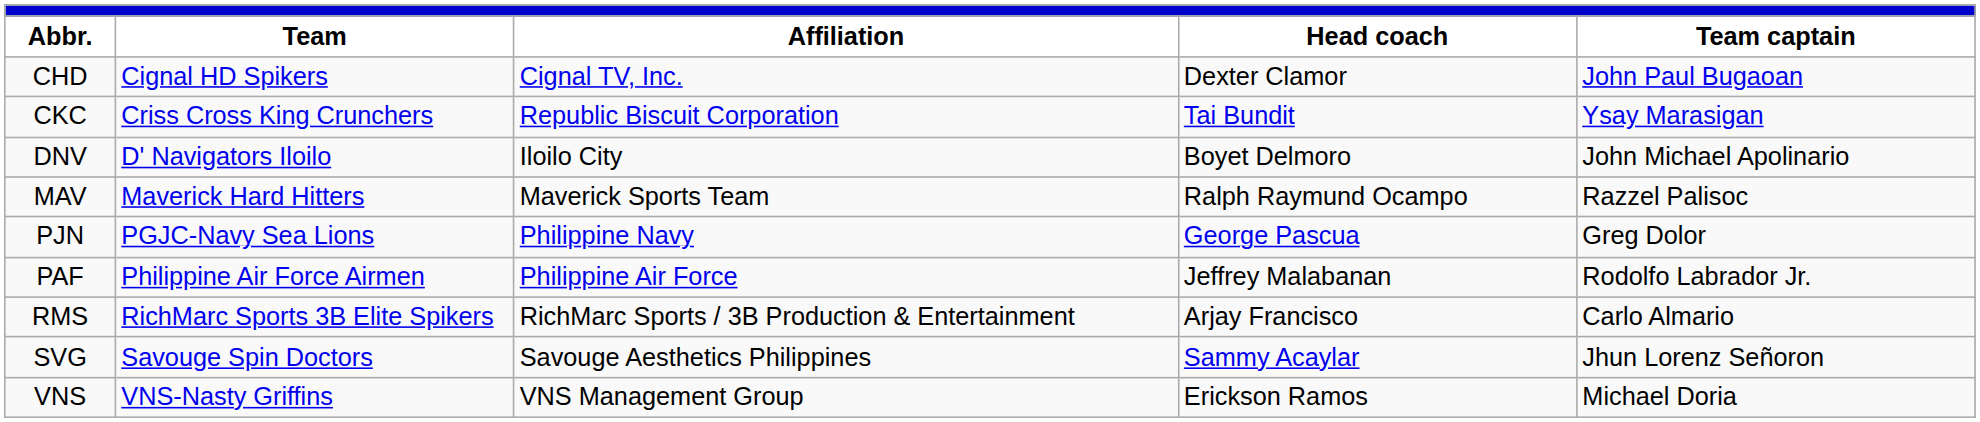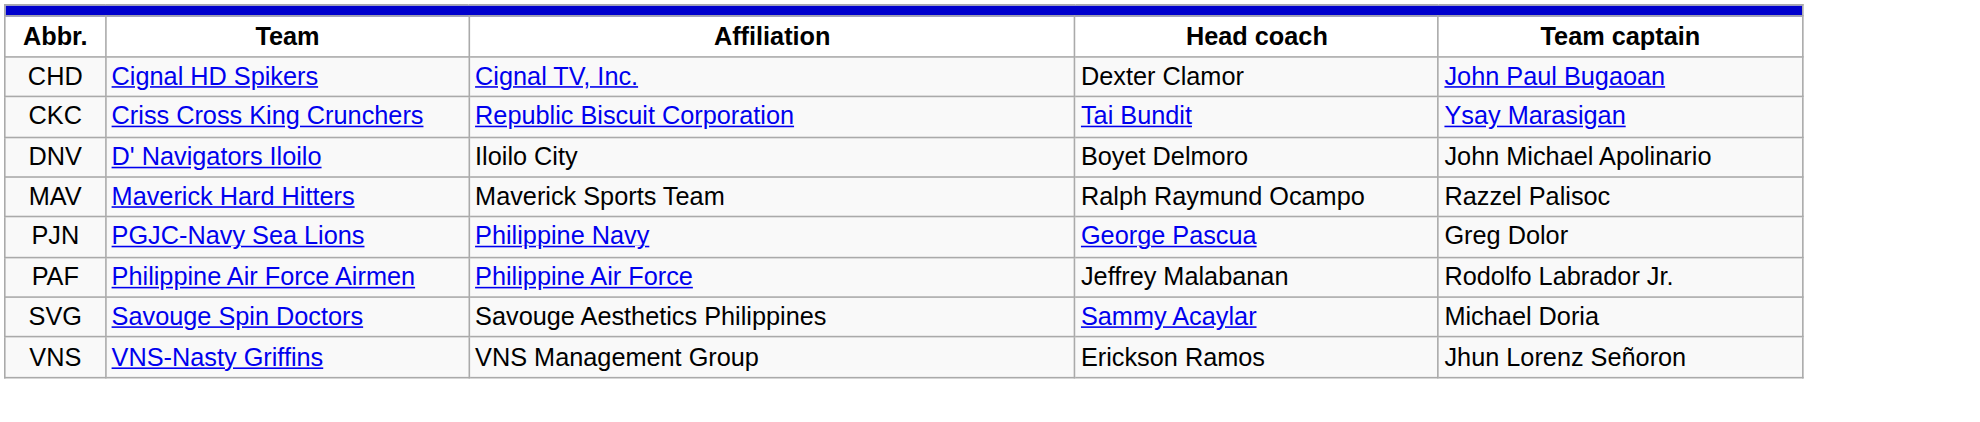- row: (60, 316)
(1703, 356) Jhun Lorenz Señoron -> (1522, 316) Michael Doria
(1660, 397) Michael Doria -> (1565, 356) Jhun Lorenz Señoron
